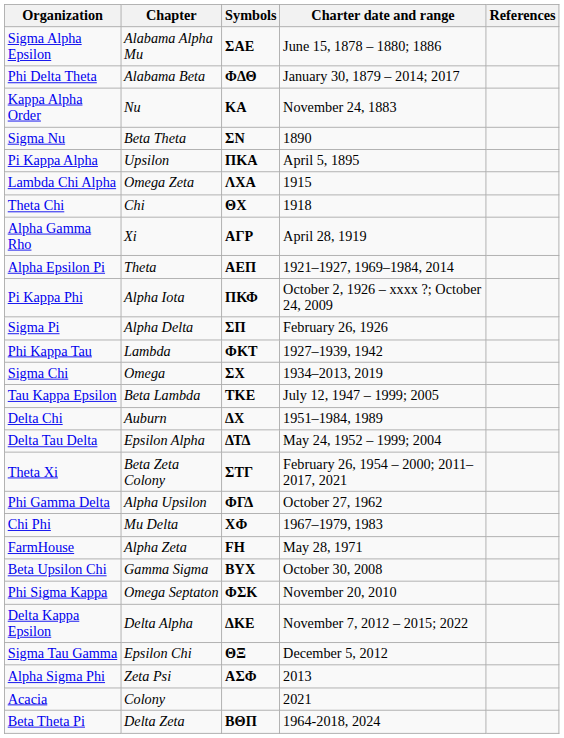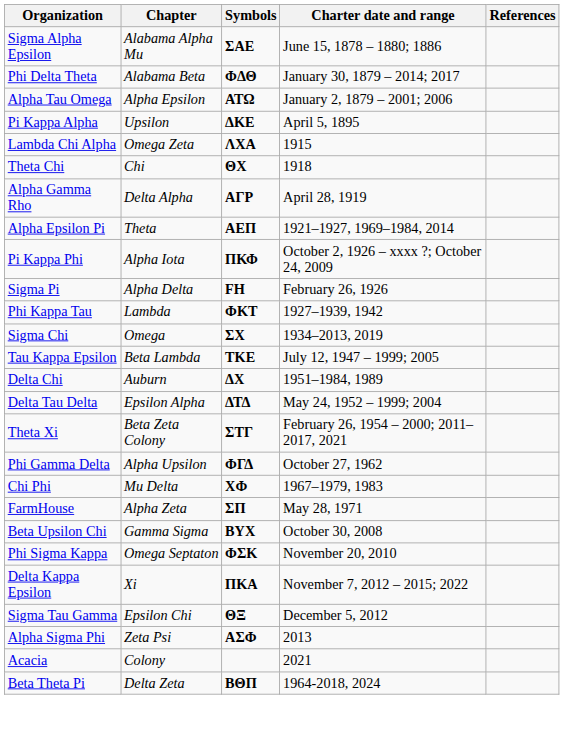+ row: (60, 99)
- row: (45, 107)
- row: (36, 138)
(241, 160) ΠΚΑ -> (240, 122) ΔΚΕ
(130, 236) Xi -> (159, 197) Delta Alpha
(235, 328) ΣΠ -> (235, 289) FH
(235, 547) FH -> (235, 508) ΣΠ
(159, 623) Delta Alpha -> (130, 584) Xi
(240, 623) ΔΚΕ -> (241, 584) ΠΚΑ
